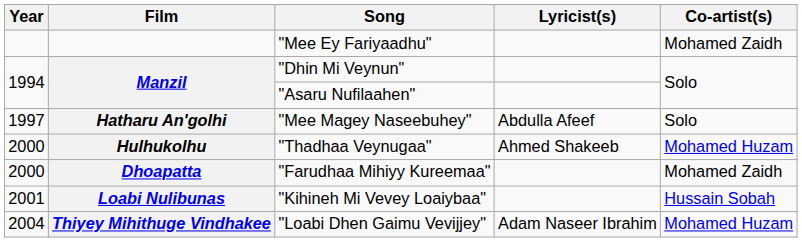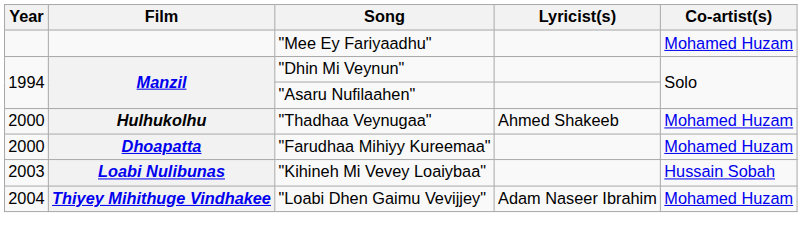(723, 43) Mohamed Zaidh -> (729, 43) Mohamed Huzam
- row: (375, 120)
(723, 172) Mohamed Zaidh -> (729, 146) Mohamed Huzam
(26, 198) 2001 -> (26, 172) 2003
